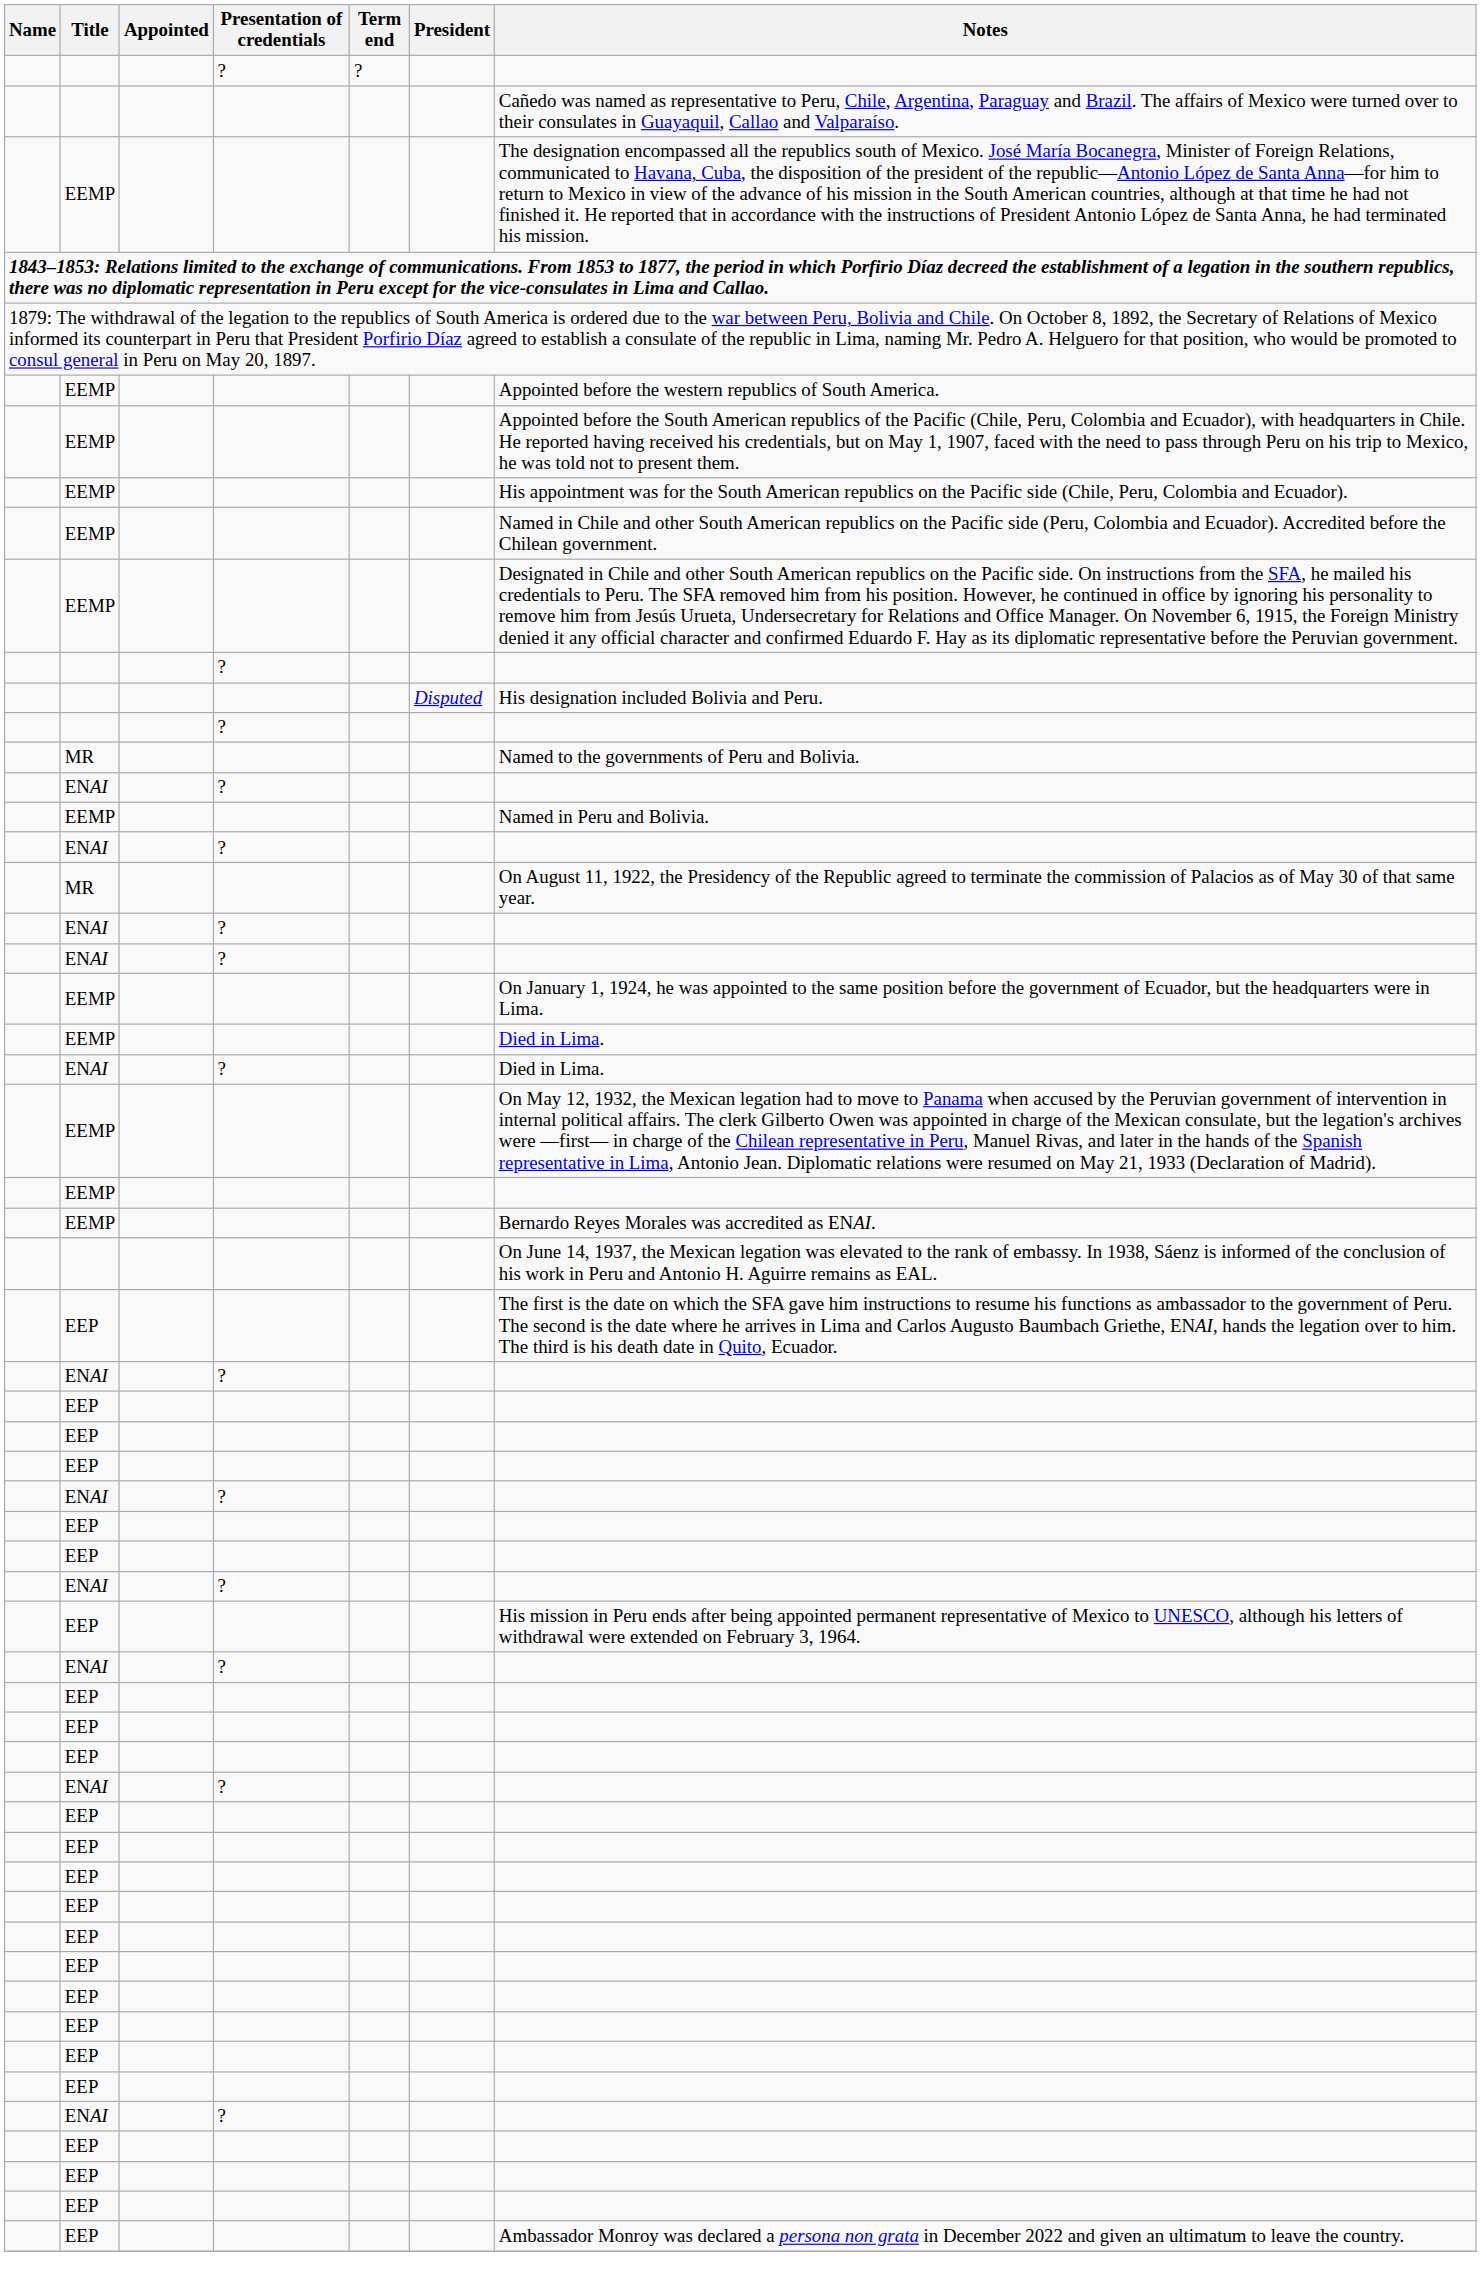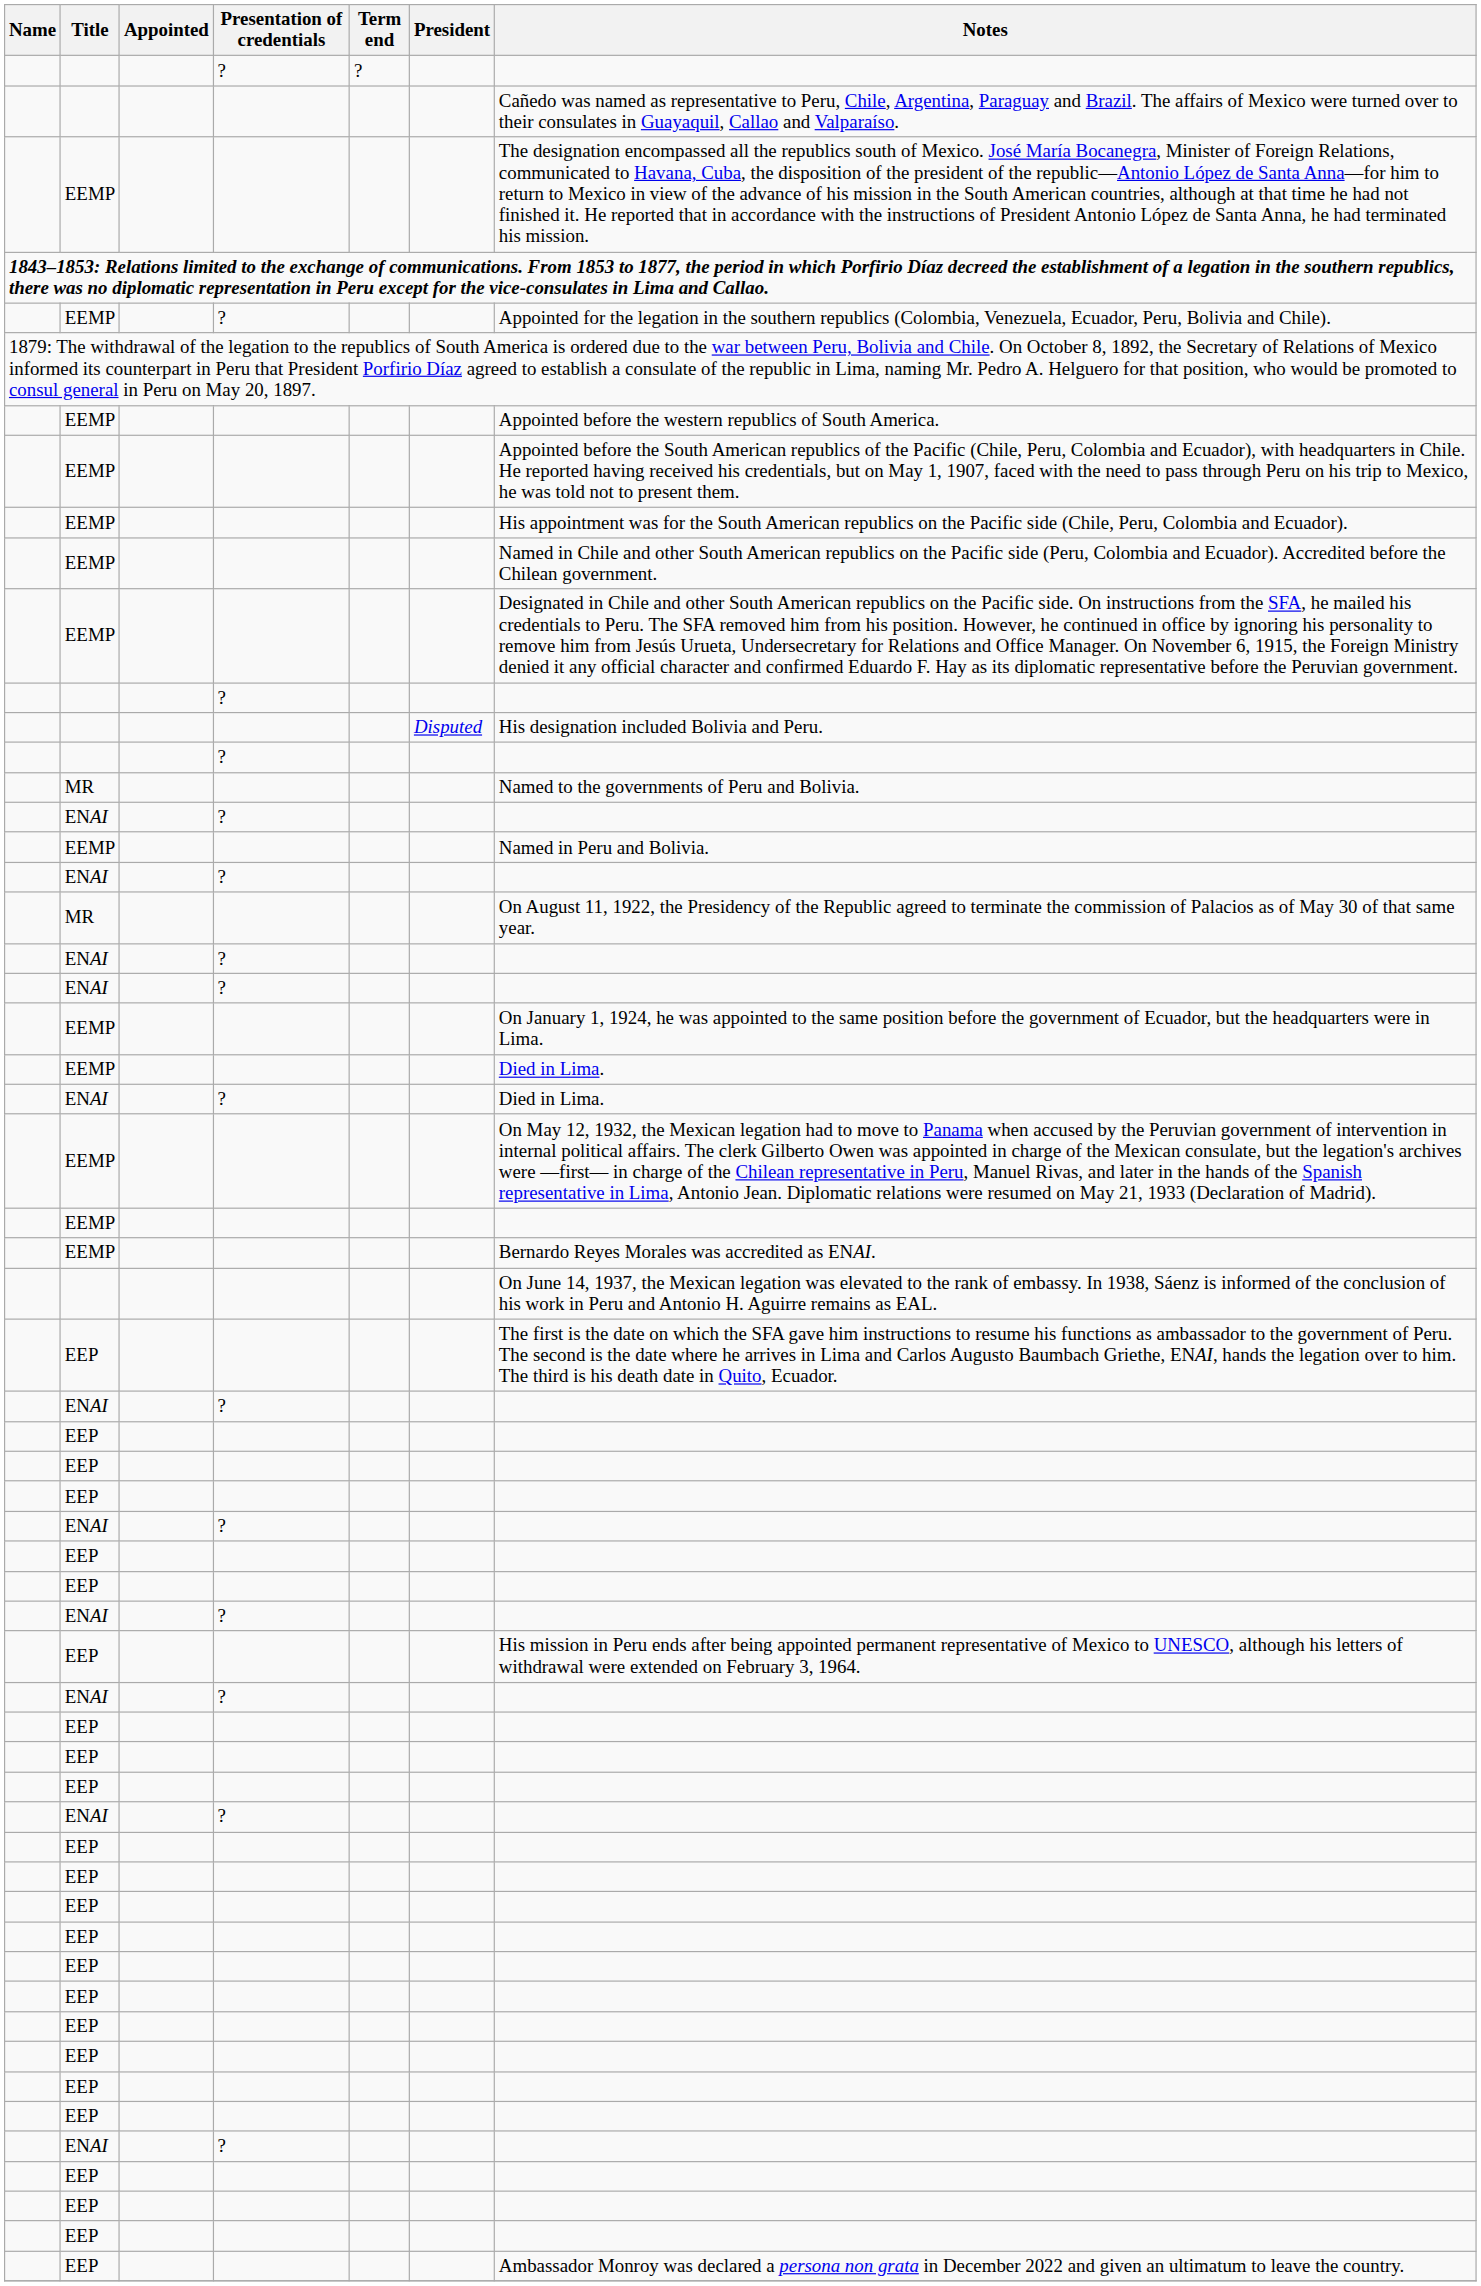+ row: (90, 317)
